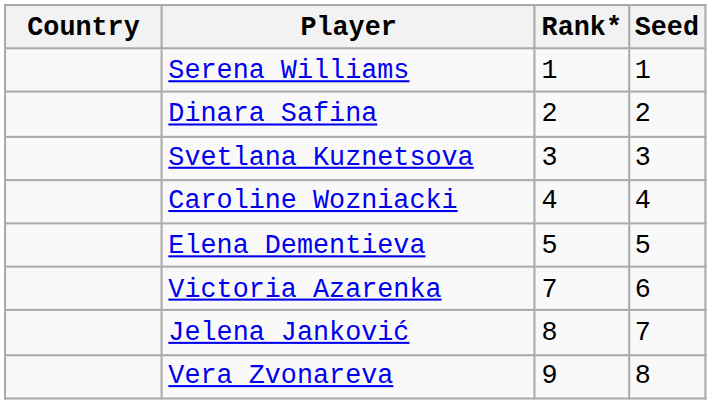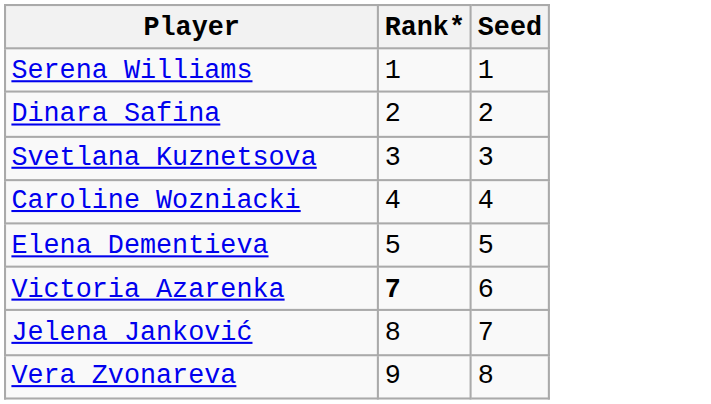- column: (83, 27)
(550, 289) normal -> (393, 289) bold
